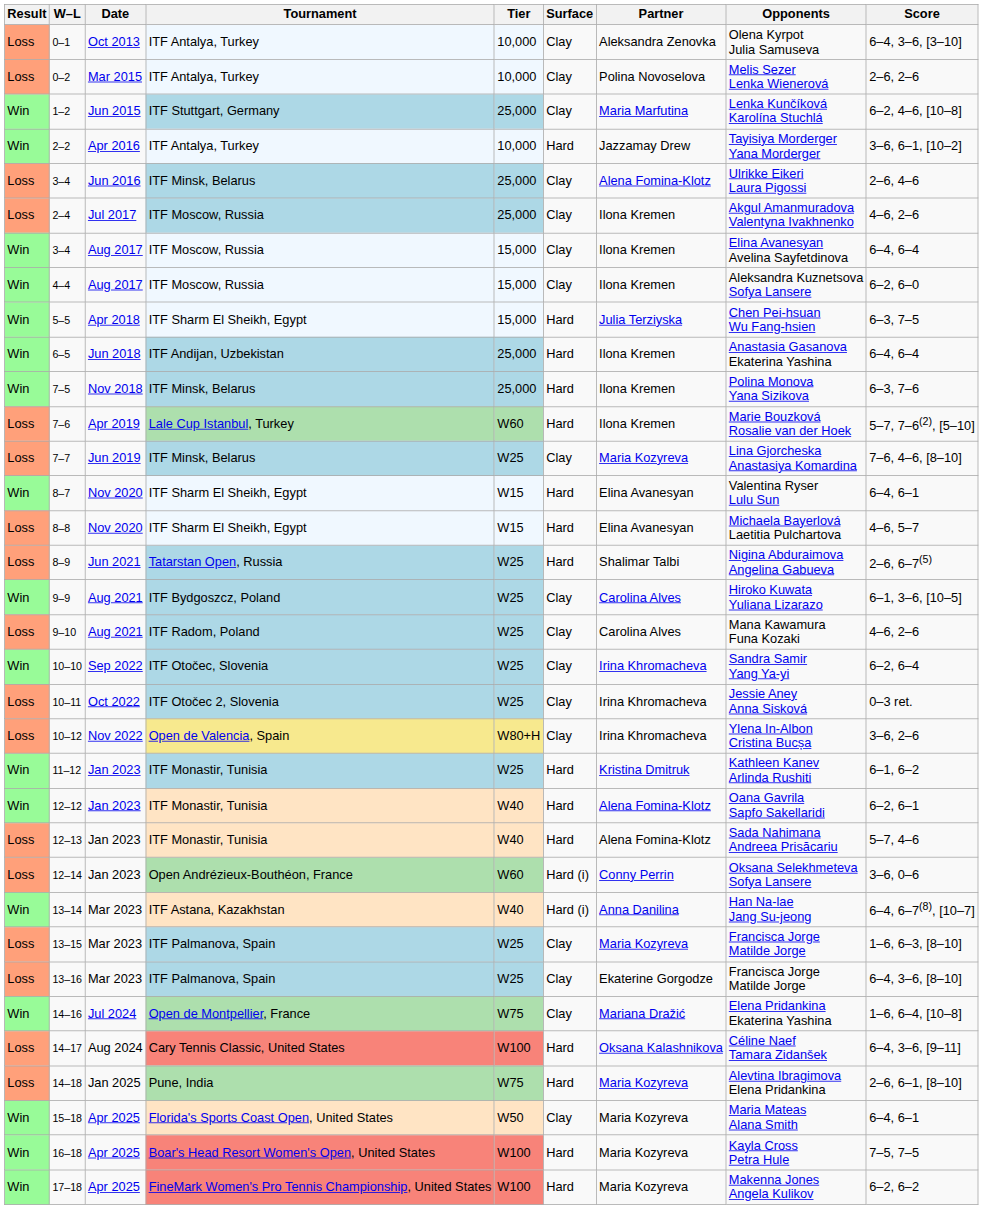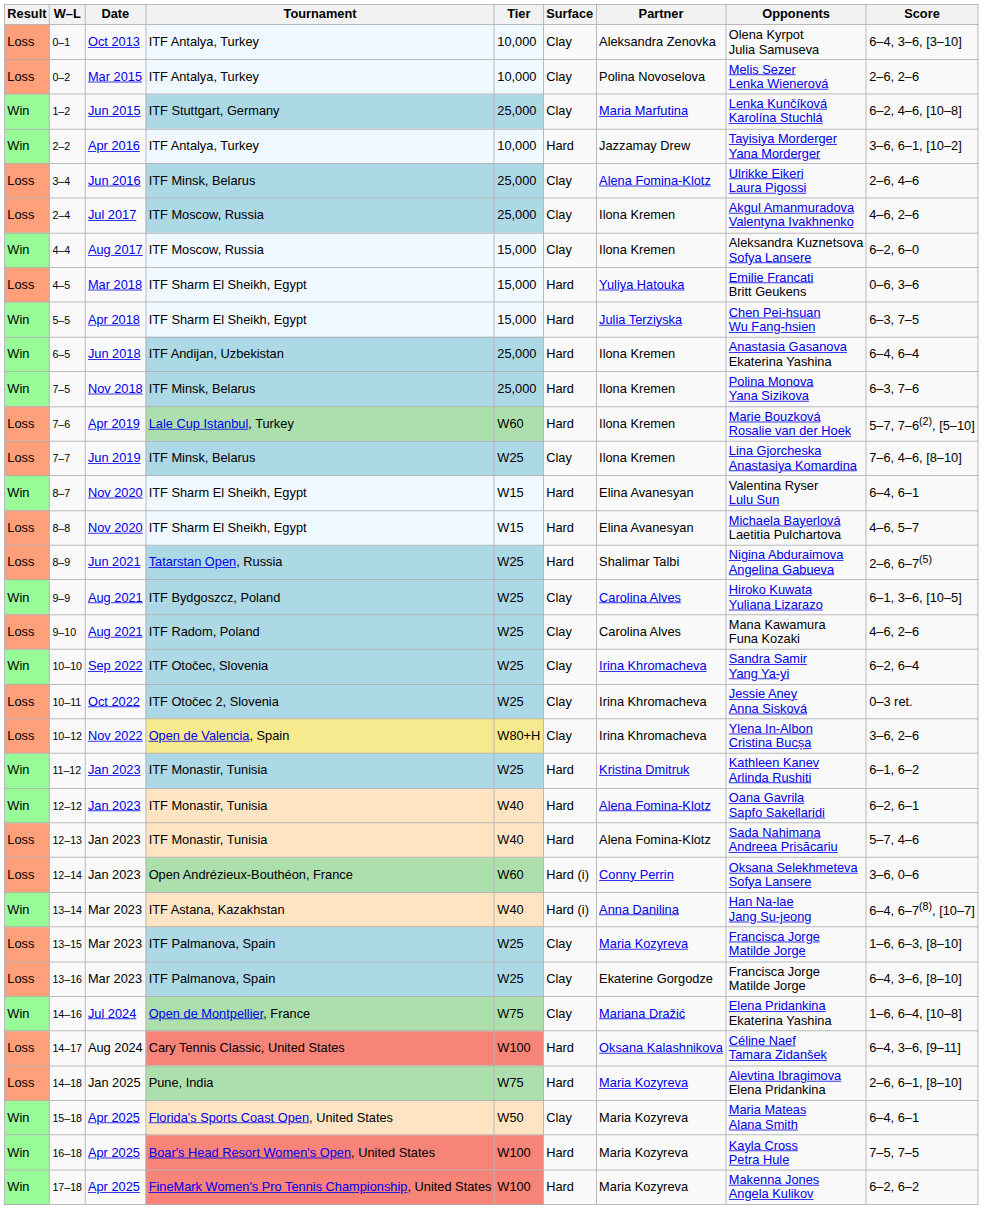- row: (61, 251)
+ row: (61, 285)
(644, 458) Maria Kozyreva -> (637, 458) Ilona Kremen
